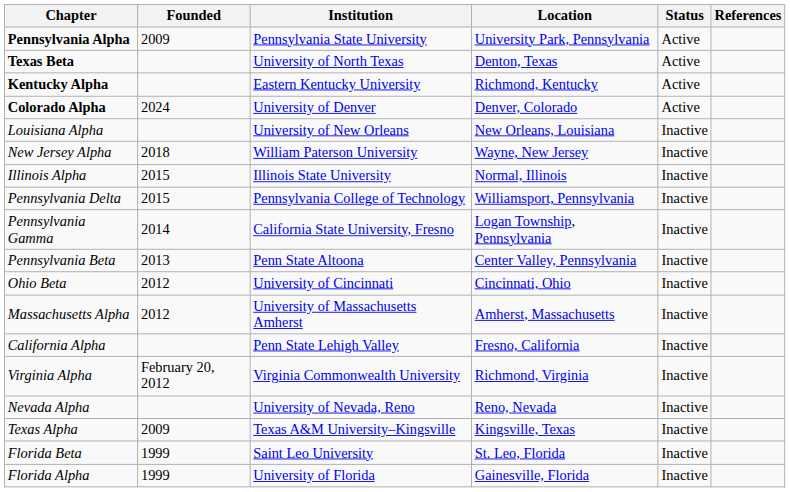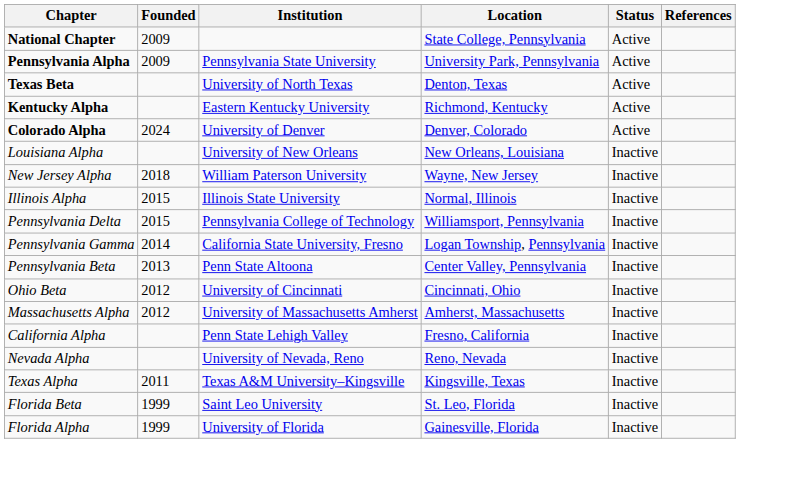+ row: (62, 38)
- row: (50, 376)
(155, 429) 2009 -> (155, 381) 2011
